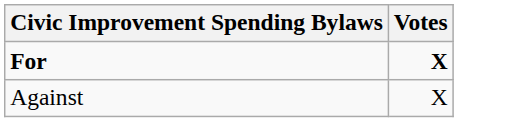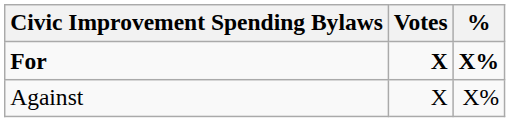+ column: (479, 23)
